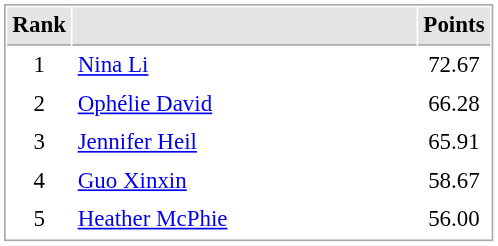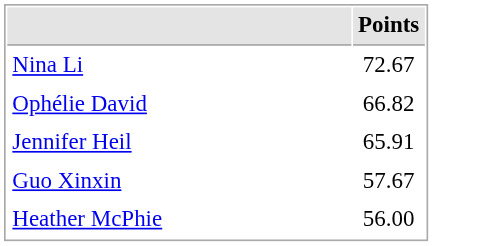- column: (39, 25)
(454, 103) 66.28 -> (389, 103) 66.82
(454, 180) 58.67 -> (389, 180) 57.67
